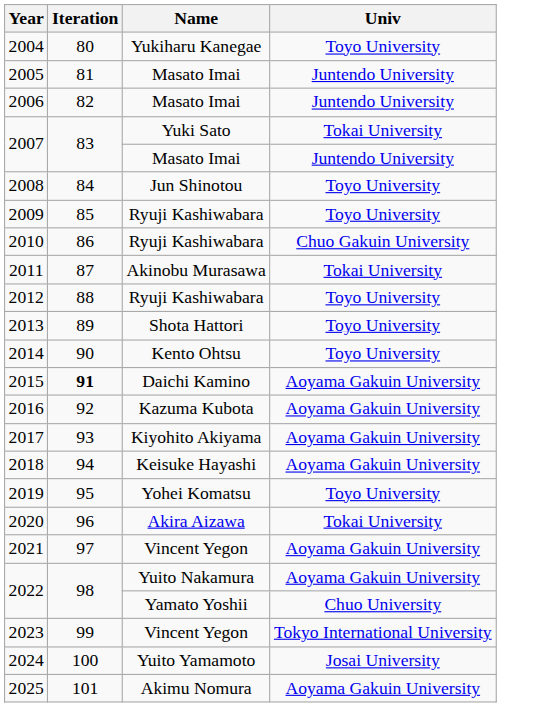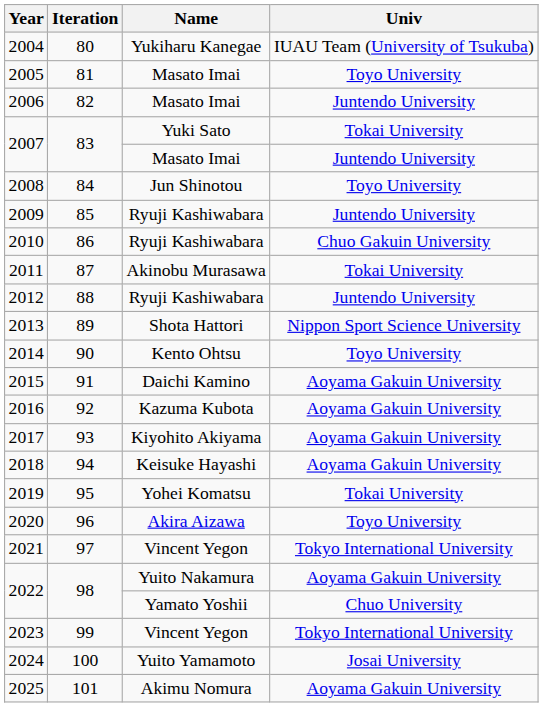(383, 46) Toyo University -> (404, 46) IUAU Team (University of Tsukuba)
(383, 74) Juntendo University -> (404, 74) Toyo University
(383, 213) Toyo University -> (404, 213) Juntendo University
(383, 297) Toyo University -> (404, 297) Juntendo University
(383, 325) Toyo University -> (404, 325) Nippon Sport Science University
(85, 381) bold -> (85, 381) normal
(383, 492) Toyo University -> (404, 492) Tokai University
(383, 520) Tokai University -> (404, 520) Toyo University
(383, 548) Aoyama Gakuin University -> (404, 548) Tokyo International University
